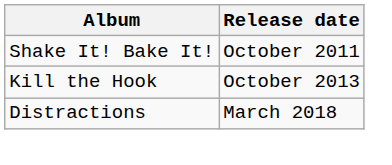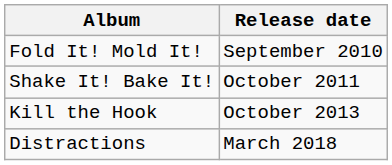+ row: (106, 51)
